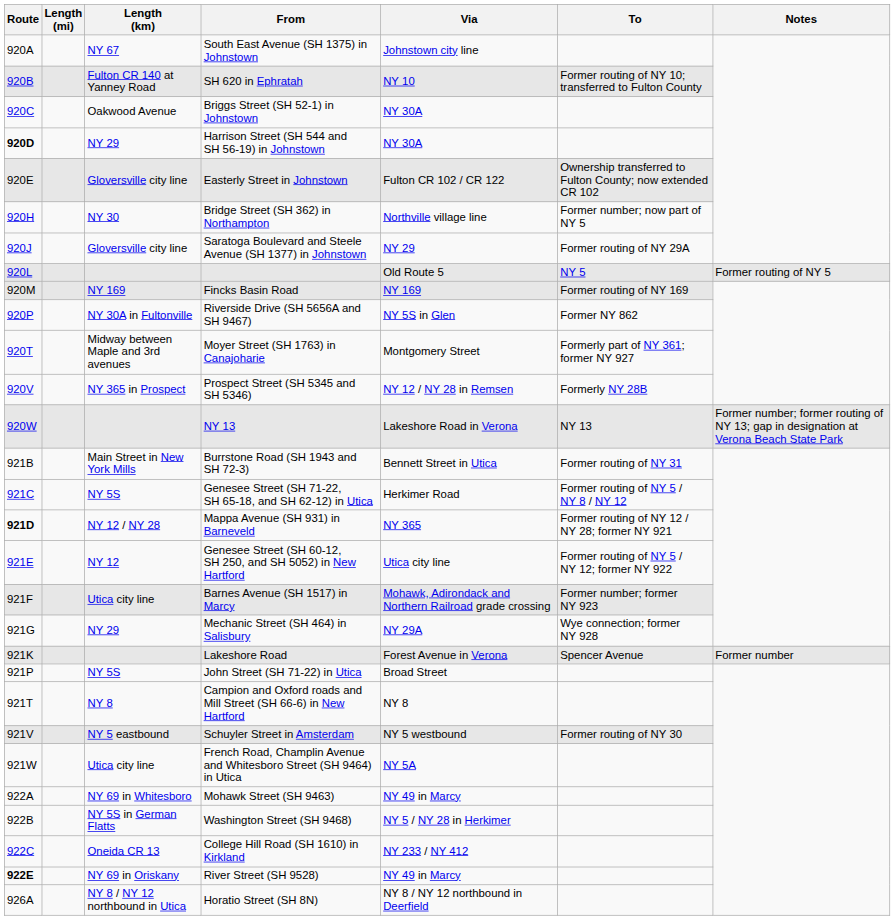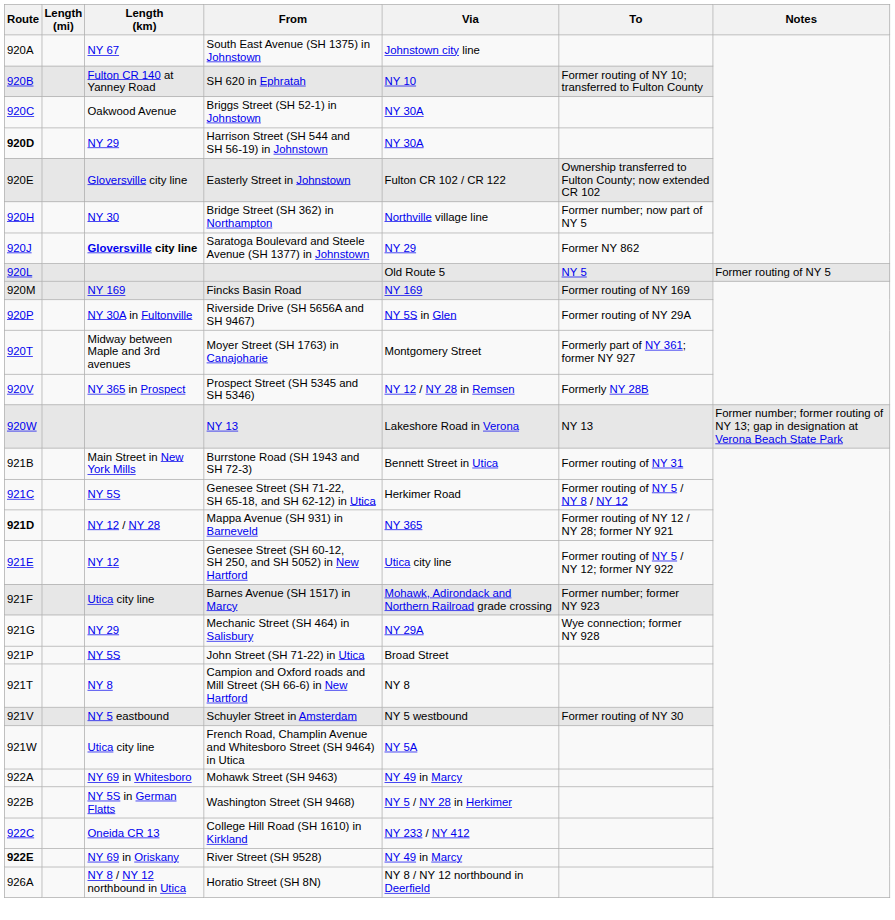(137, 248) normal -> (142, 248) bold
(625, 248) Former routing of NY 29A -> (600, 248) Former NY 862
(599, 315) Former NY 862 -> (626, 315) Former routing of NY 29A
- row: (245, 654)
